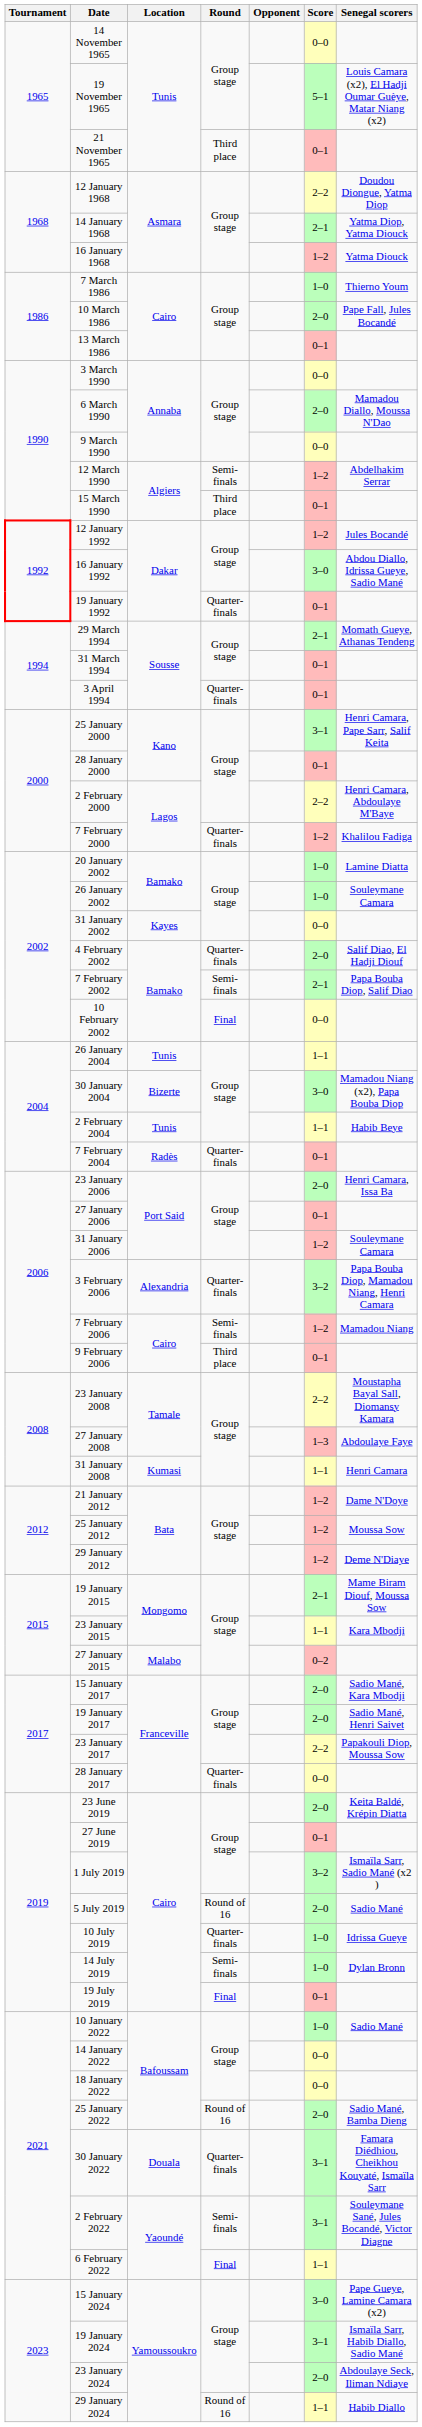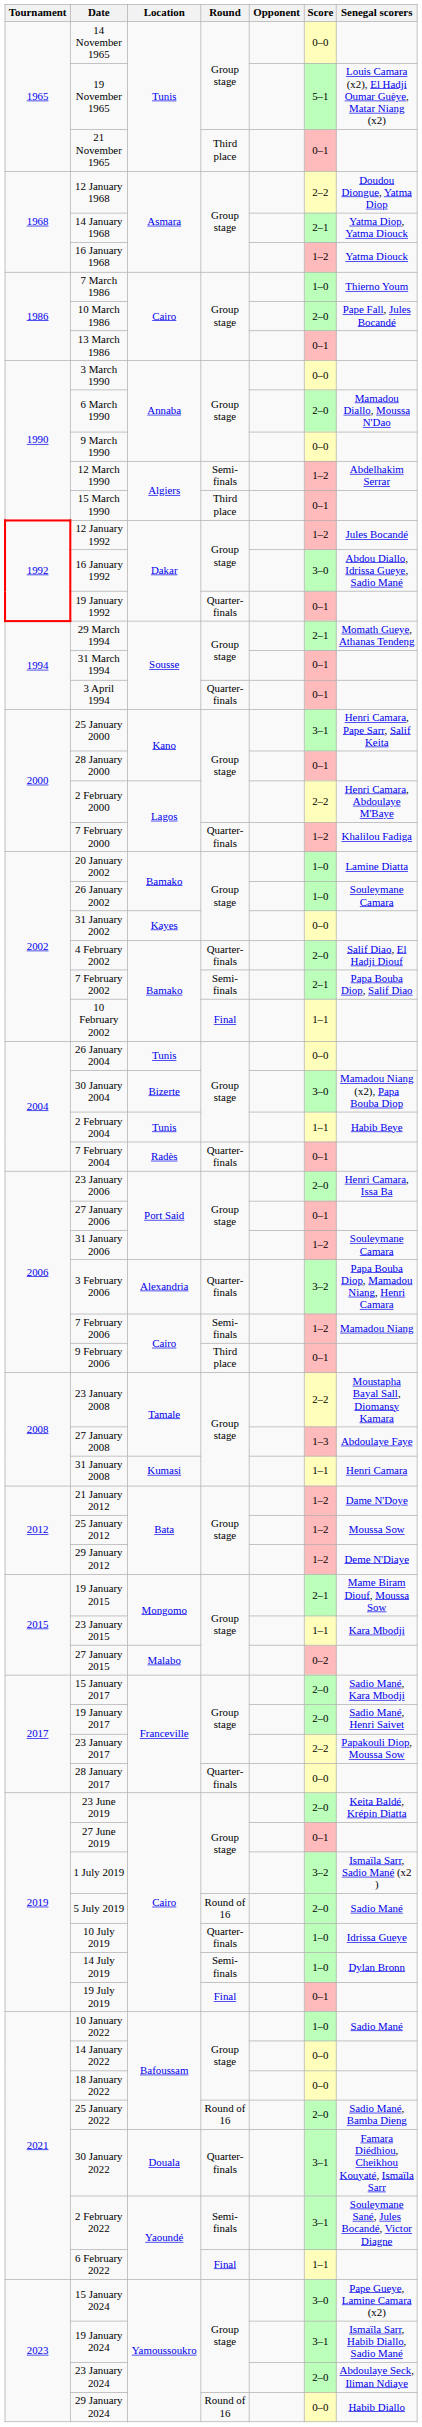(320, 1020) 0–0 -> (320, 1020) 1–1
(320, 1055) 1–1 -> (320, 1055) 0–0
(320, 2407) 1–1 -> (320, 2407) 0–0
